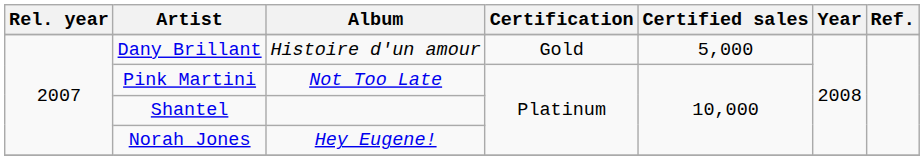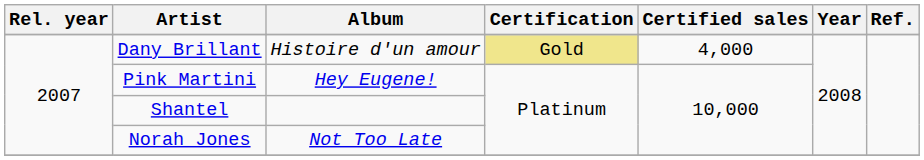(562, 50) no background -> (562, 50) khaki background
(726, 50) 5,000 -> (726, 50) 4,000
(376, 80) Not Too Late -> (376, 80) Hey Eugene!
(376, 140) Hey Eugene! -> (376, 140) Not Too Late
